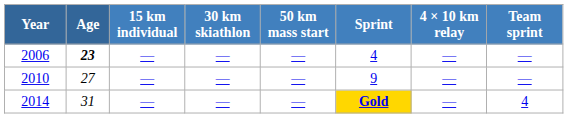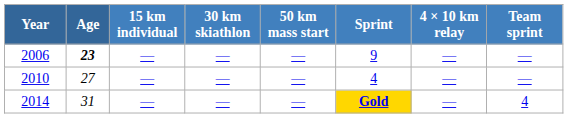(374, 55) 4 -> (374, 55) 9
(374, 78) 9 -> (374, 78) 4
